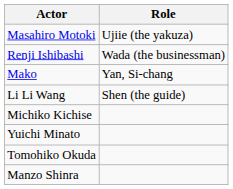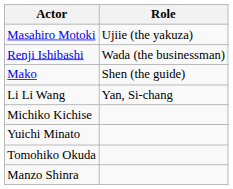(137, 74) Yan, Si-chang -> (144, 74) Shen (the guide)
(144, 94) Shen (the guide) -> (137, 94) Yan, Si-chang
